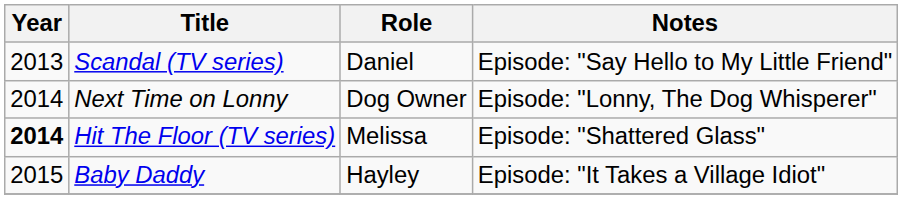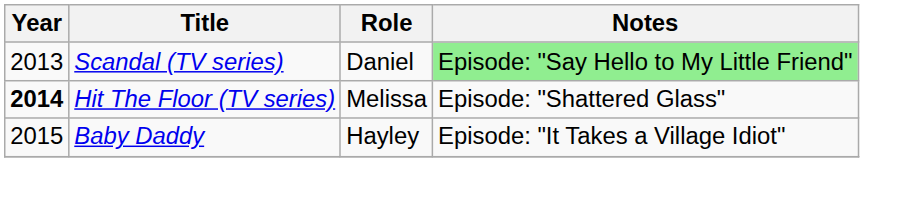(685, 61) no background -> (645, 61) lightgreen background
- row: (181, 99)
